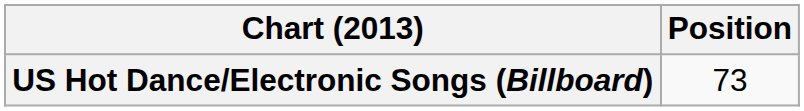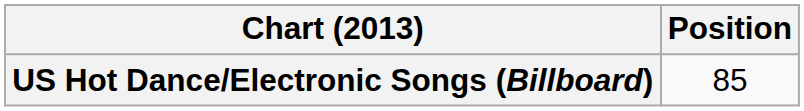(730, 79) 73 -> (730, 79) 85
